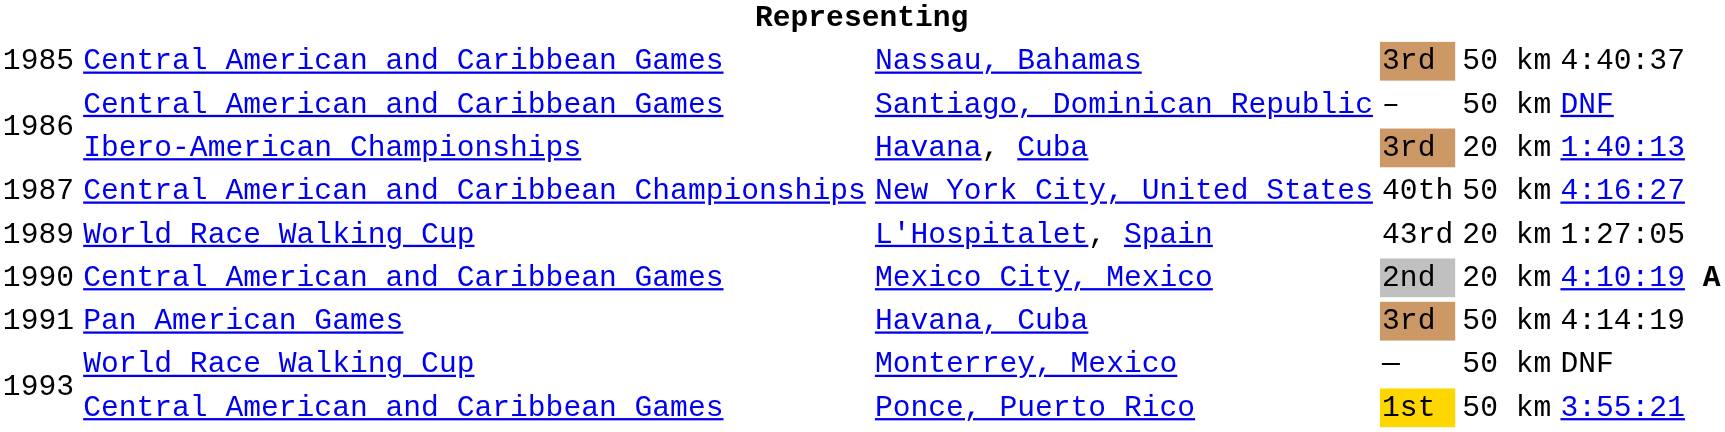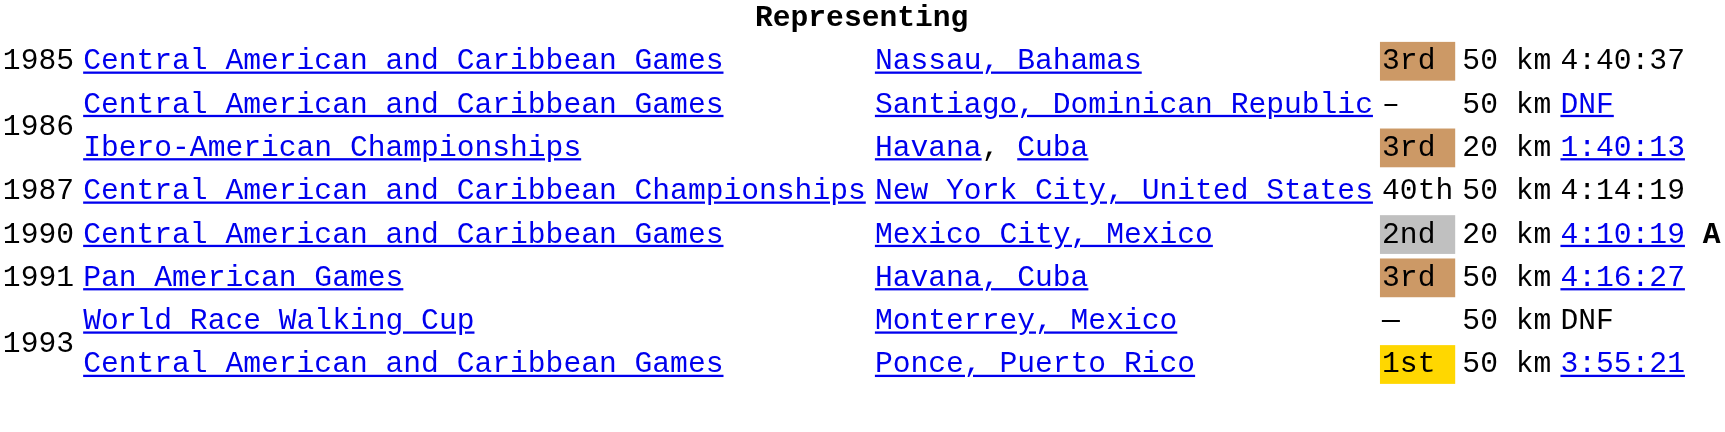(1623, 191) 4:16:27 -> (1623, 191) 4:14:19
- row: (38, 235)
(1623, 321) 4:14:19 -> (1623, 278) 4:16:27
